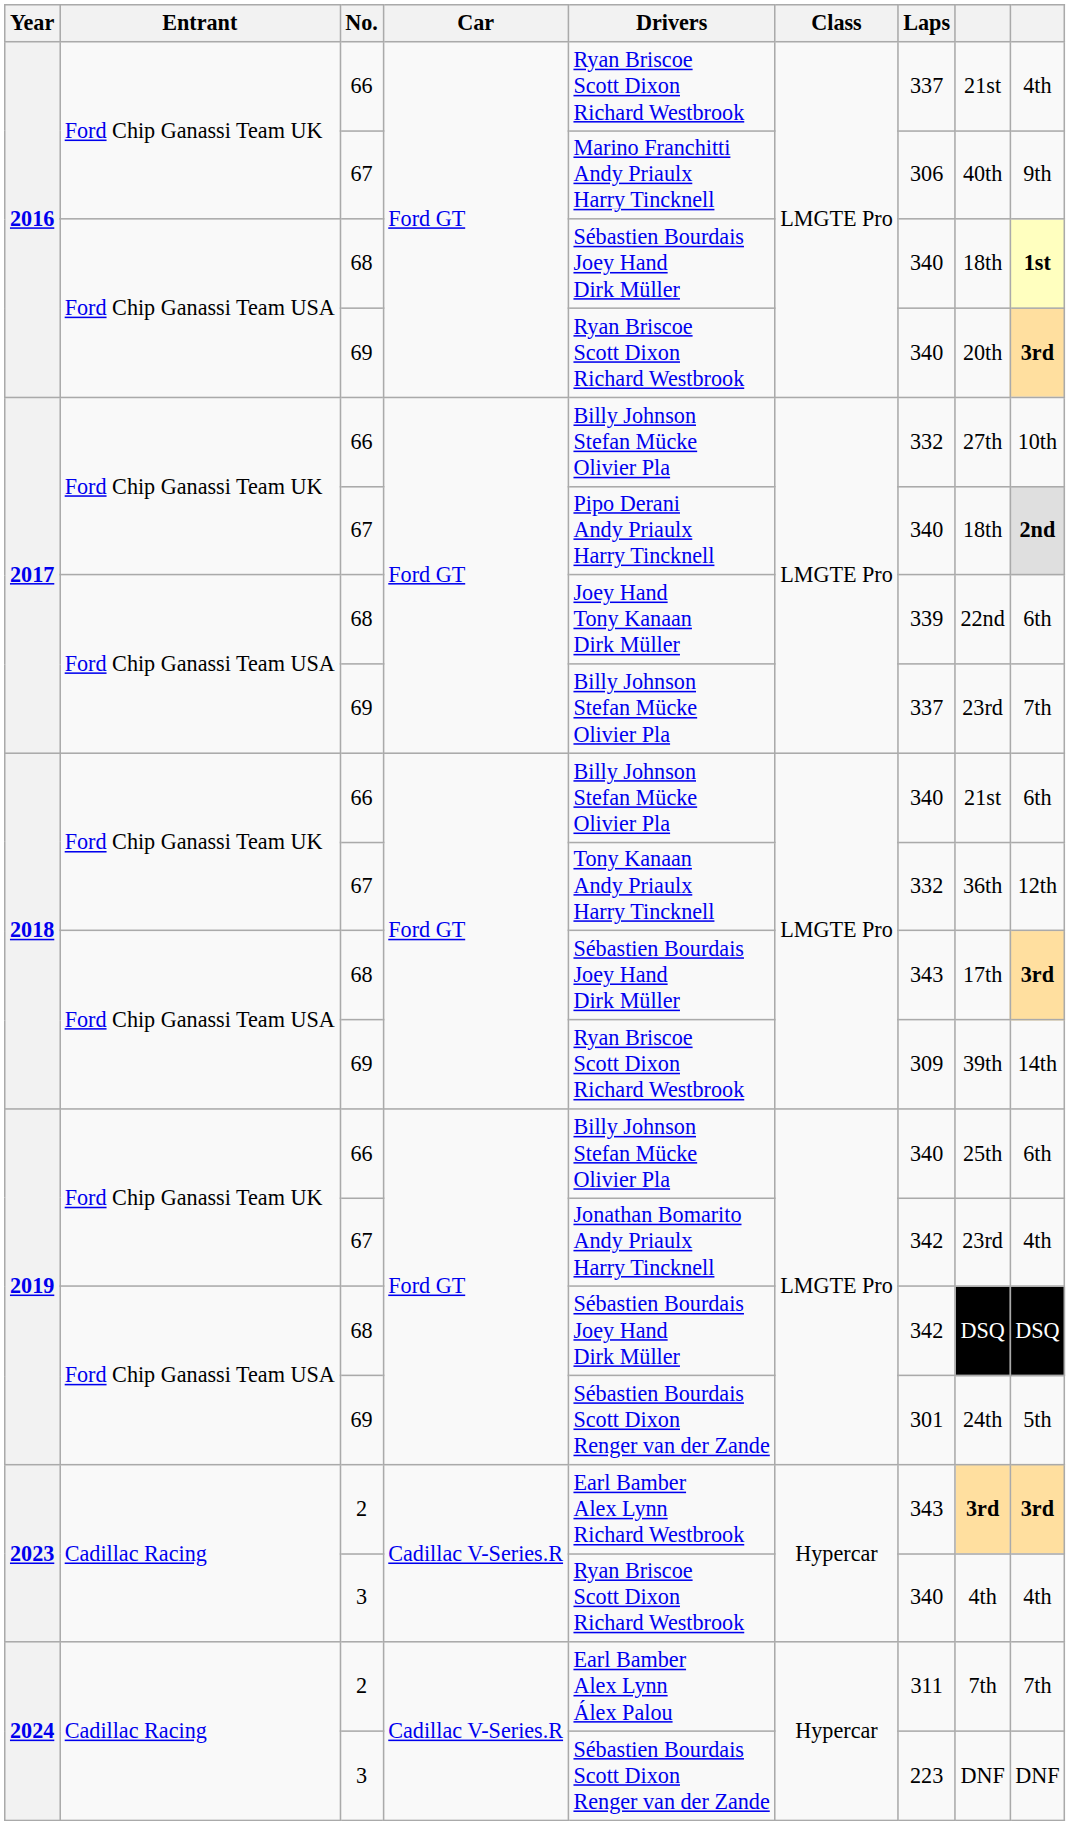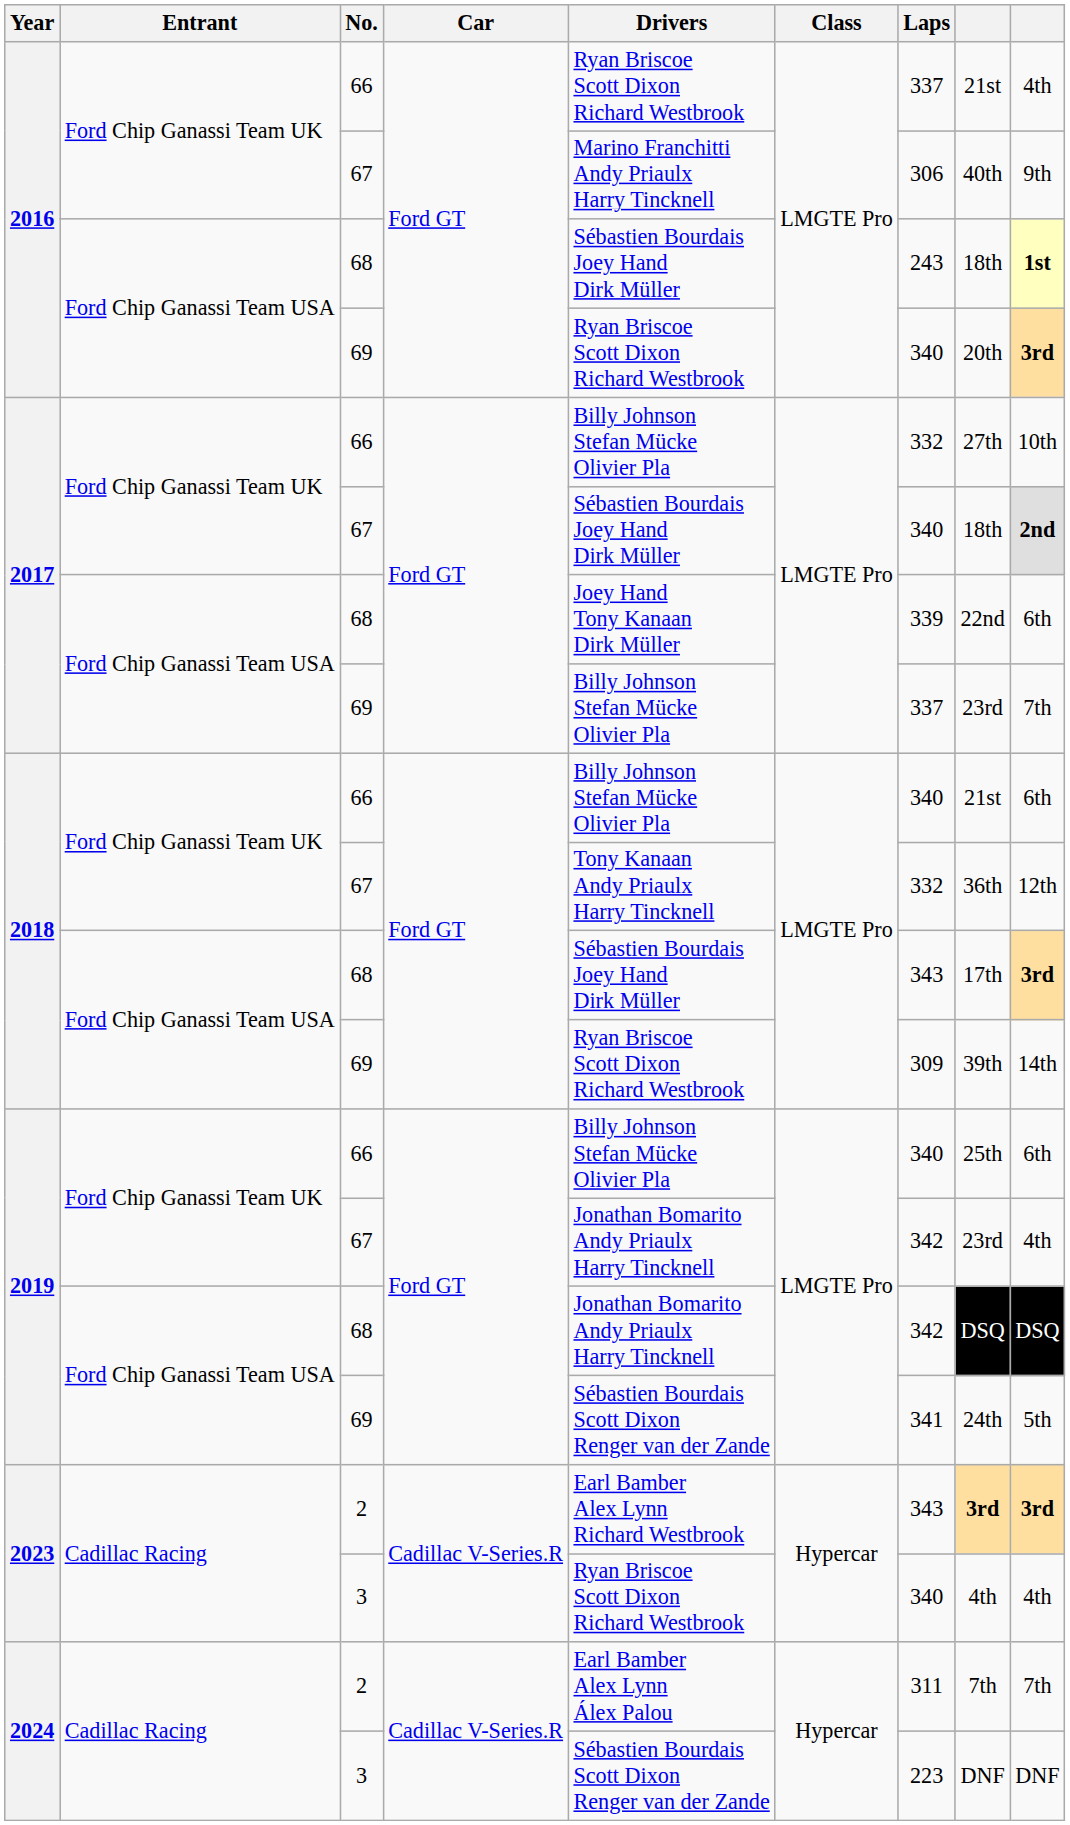(927, 263) 340 -> (927, 263) 243
(644, 530) Pipo Derani Andy Priaulx Harry Tincknell -> (659, 530) Sébastien Bourdais Joey Hand Dirk Müller
(659, 1331) Sébastien Bourdais Joey Hand Dirk Müller -> (657, 1331) Jonathan Bomarito Andy Priaulx Harry Tincknell
(927, 1419) 301 -> (927, 1419) 341
